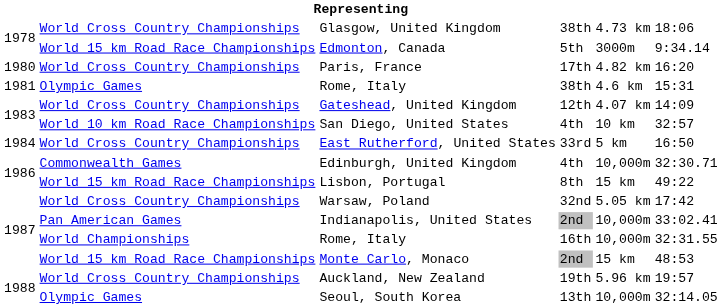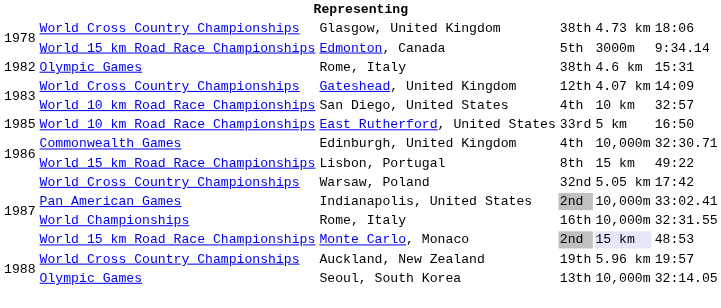- row: (371, 67)
(20, 86) 1981 -> (20, 67) 1982
(20, 144) 1984 -> (20, 125) 1985
(170, 144) World Cross Country Championships -> (177, 125) World 10 km Road Race Championships
(615, 259) no background -> (615, 240) lavender background
